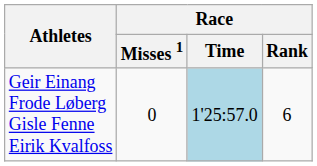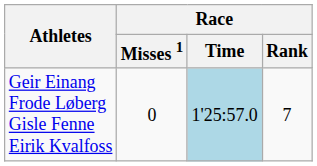(287, 114) 6 -> (287, 114) 7
